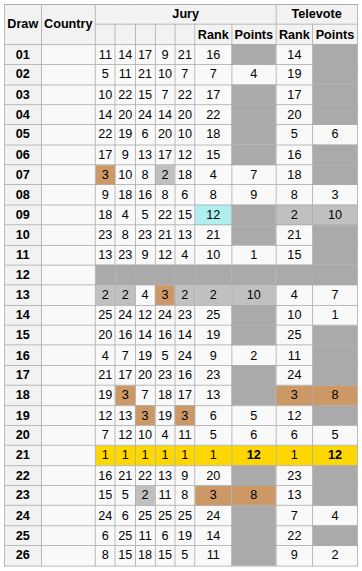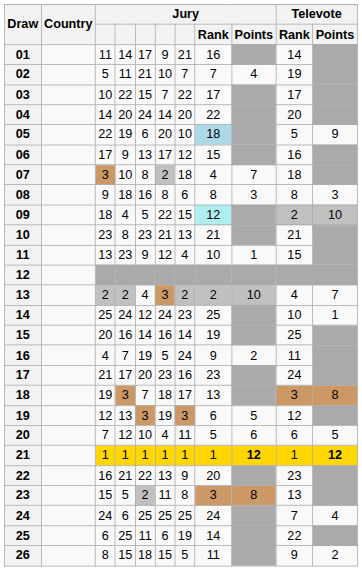(213, 134) no background -> (213, 134) lightblue background
(335, 134) 6 -> (335, 134) 9
(254, 194) 9 -> (254, 194) 3
